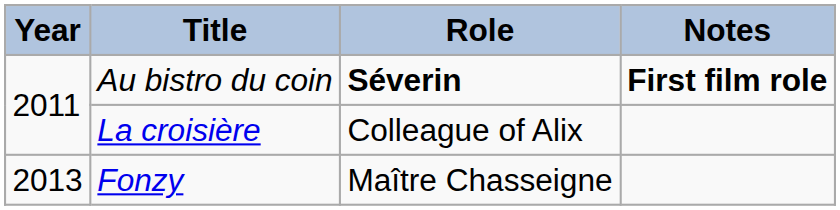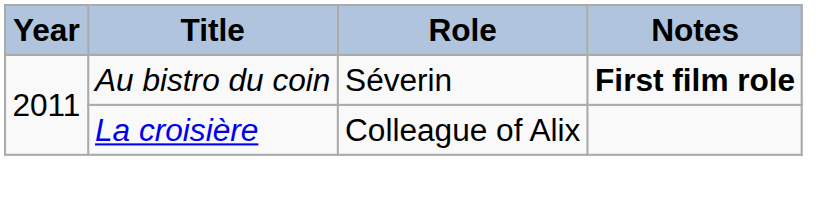(404, 80) bold -> (399, 80) normal
- row: (140, 180)
